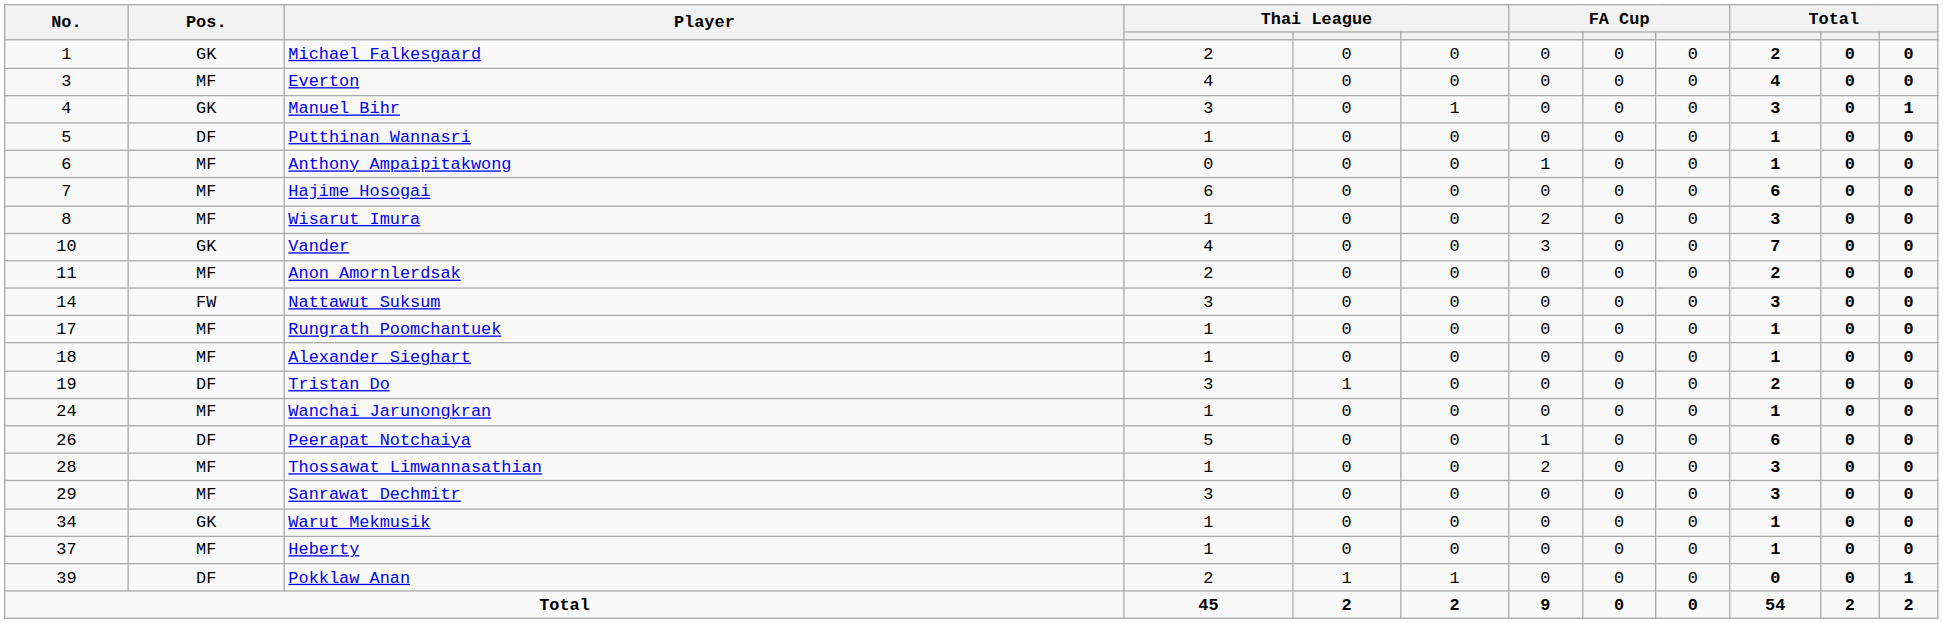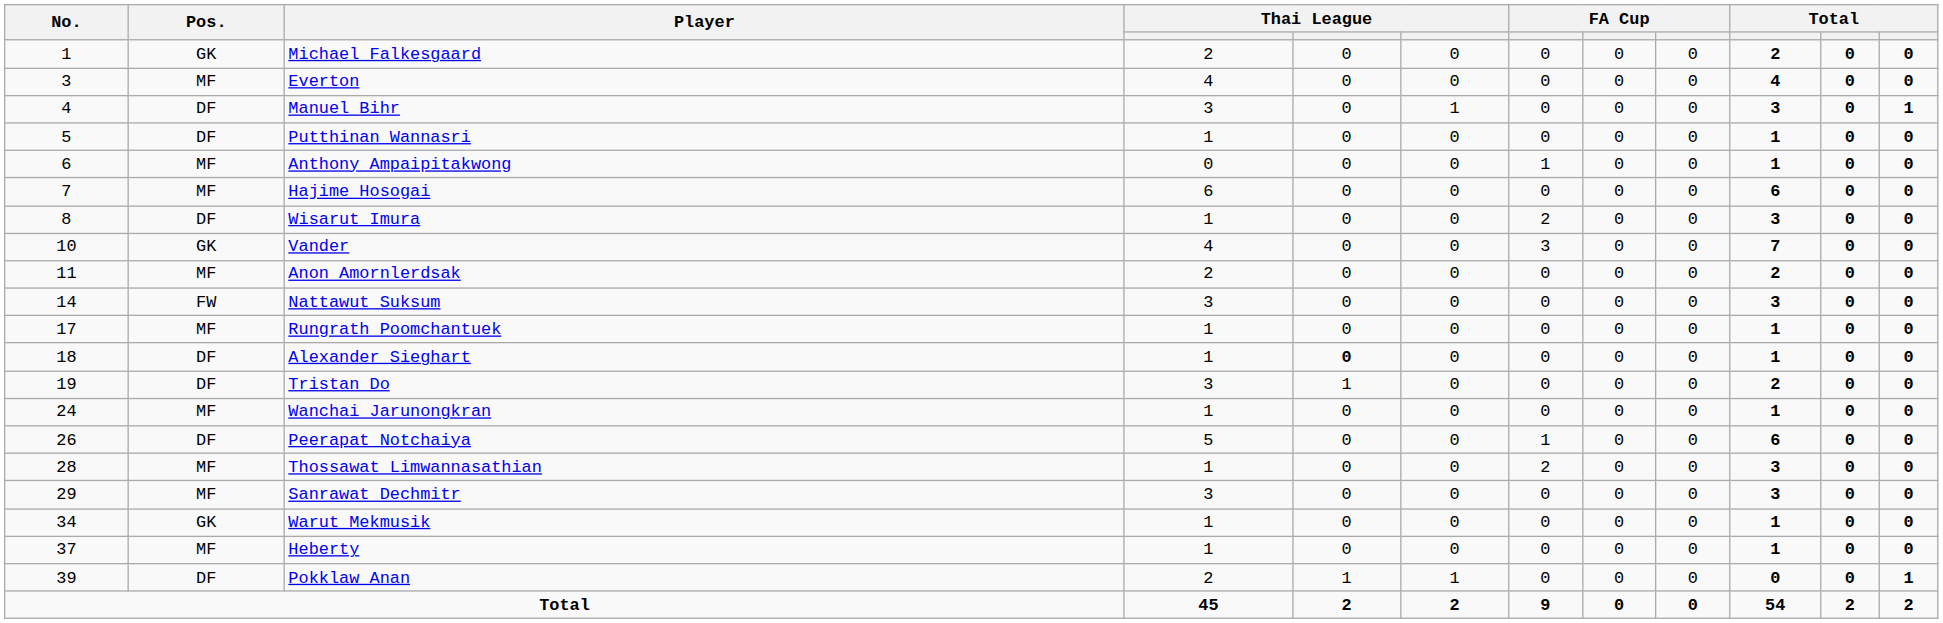(206, 109) GK -> (206, 109) DF
(206, 219) MF -> (206, 219) DF
(206, 357) MF -> (206, 357) DF
(1346, 357) normal -> (1346, 357) bold
